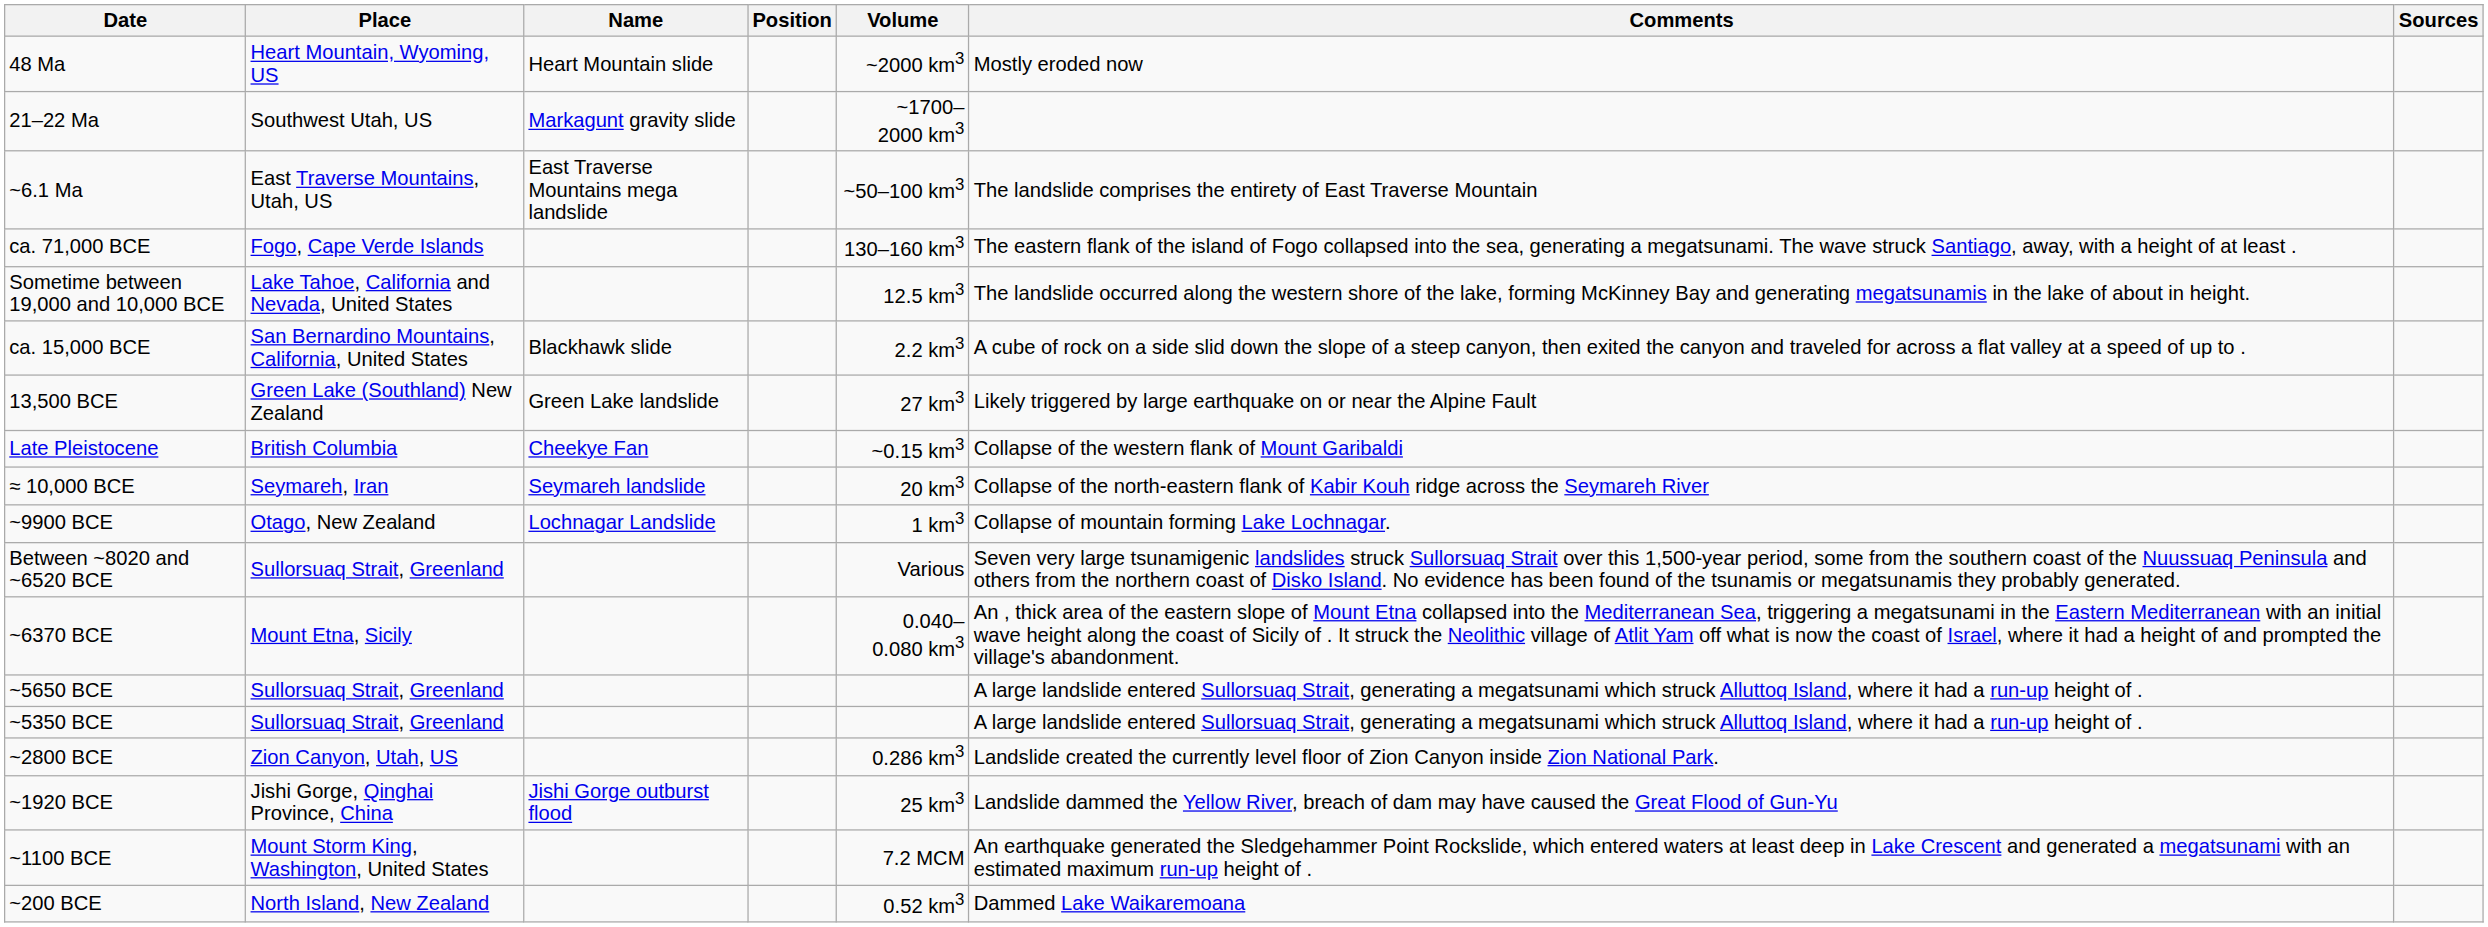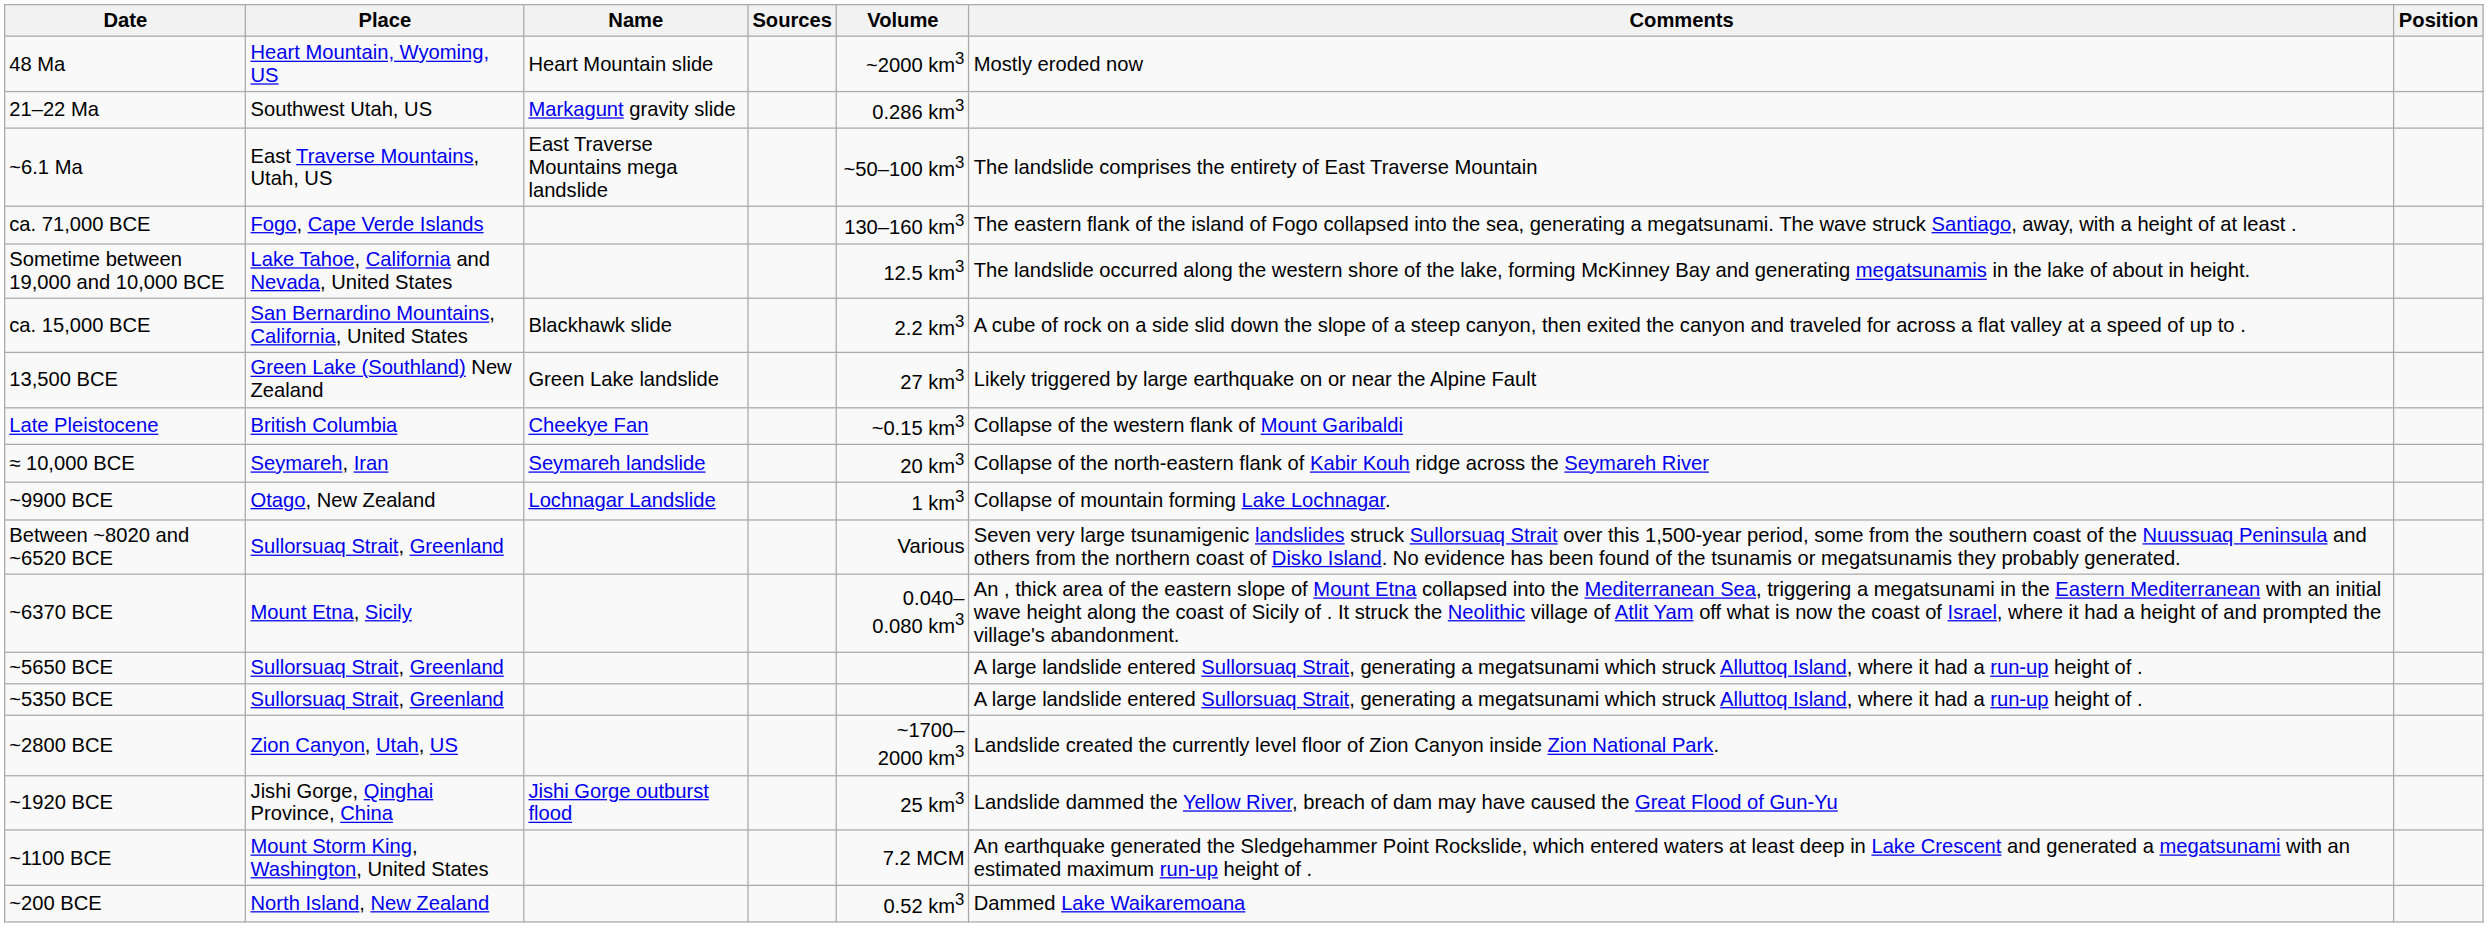columns swapped: (792, 20) <-> (2439, 20)
(921, 121) ~1700–2000 km3 -> (918, 109) 0.286 km3
(918, 756) 0.286 km3 -> (921, 745) ~1700–2000 km3
